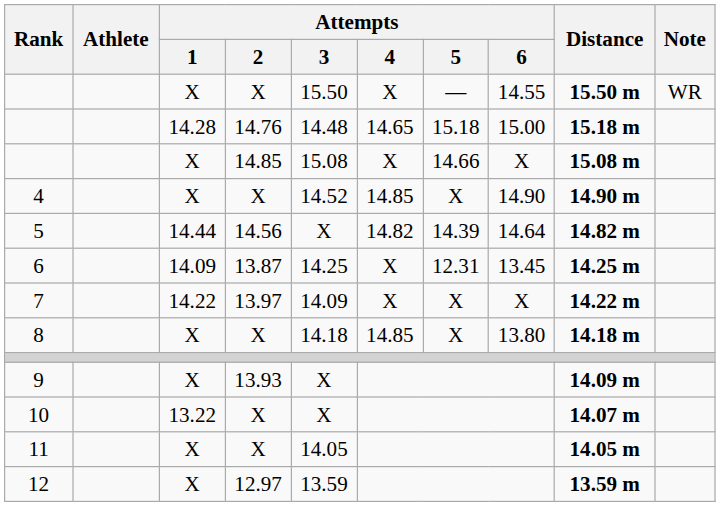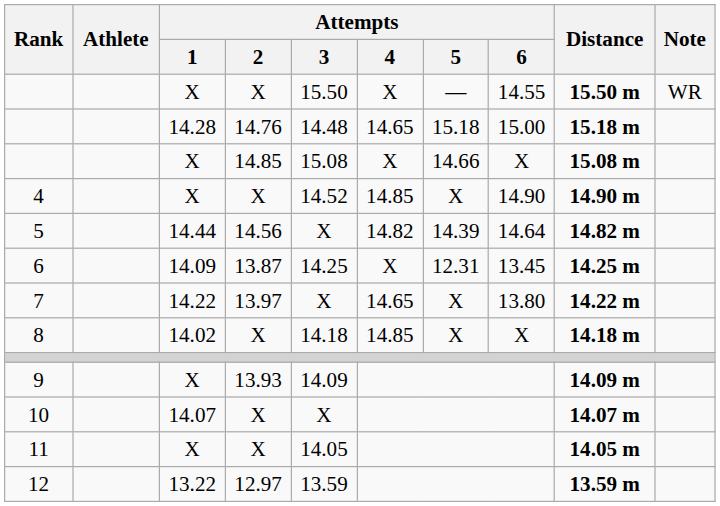(324, 300) 14.09 -> (324, 300) X
(390, 300) X -> (390, 300) 14.65
(522, 300) X -> (522, 300) 13.80
(192, 335) X -> (192, 335) 14.02
(522, 335) 13.80 -> (522, 335) X
(324, 379) X -> (324, 379) 14.09
(192, 414) 13.22 -> (192, 414) 14.07
(192, 484) X -> (192, 484) 13.22
